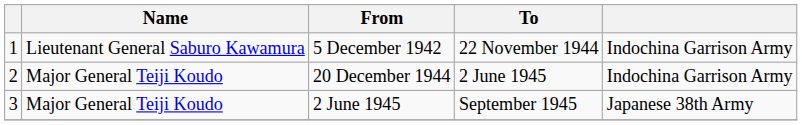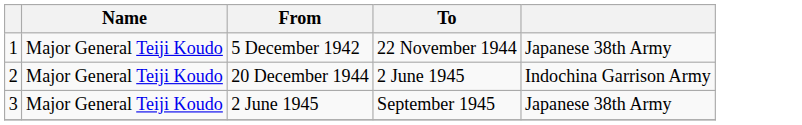(165, 47) Lieutenant General Saburo Kawamura -> (124, 47) Major General Teiji Koudo
(700, 47) Indochina Garrison Army -> (598, 47) Japanese 38th Army
